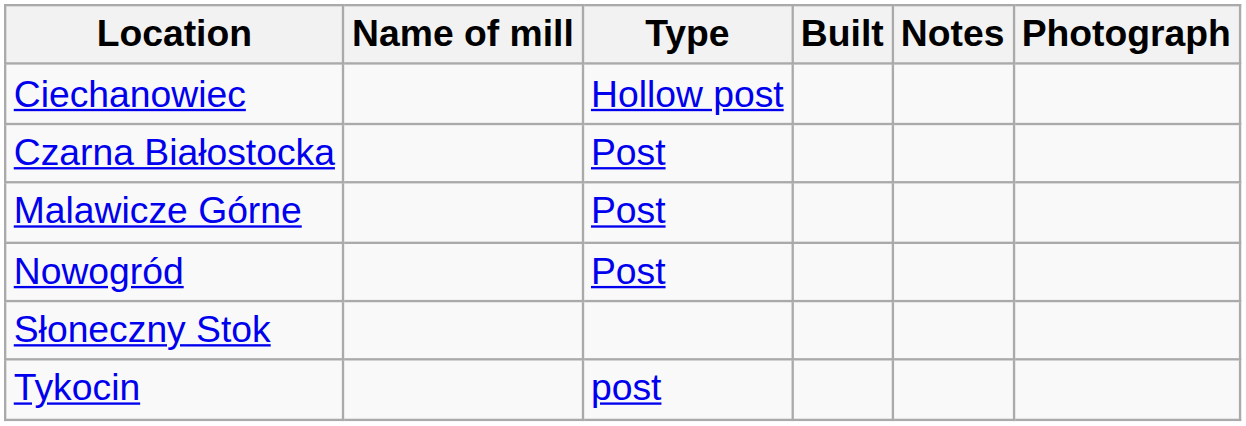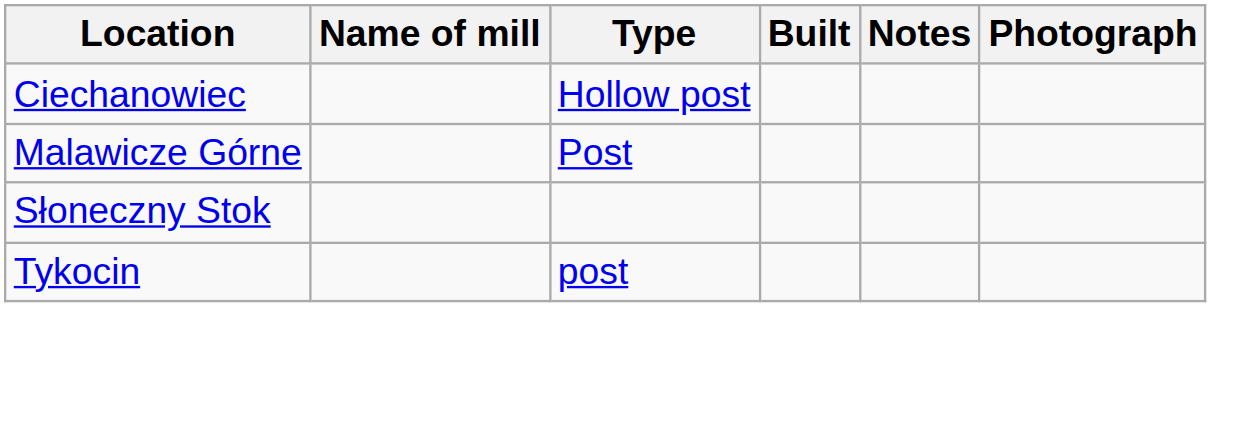- row: (174, 152)
- row: (99, 270)
